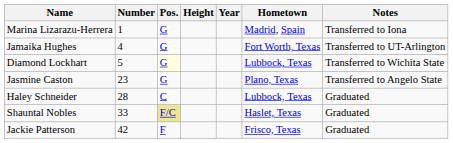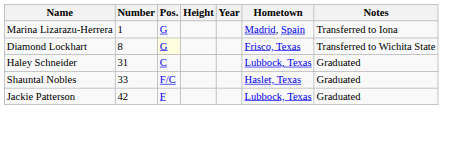- row: (42, 46)
(120, 63) 5 -> (120, 46) 8
(278, 63) Lubbock, Texas -> (273, 46) Frisco, Texas
- row: (40, 79)
(123, 96) 28 -> (123, 63) 31
(168, 113) khaki background -> (168, 79) no background
(273, 130) Frisco, Texas -> (278, 96) Lubbock, Texas
